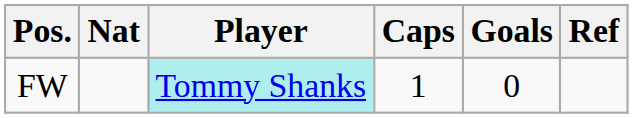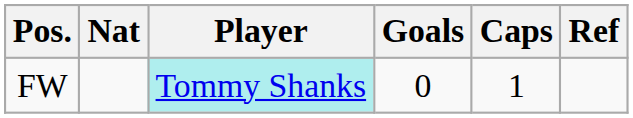columns swapped: (418, 31) <-> (512, 31)
